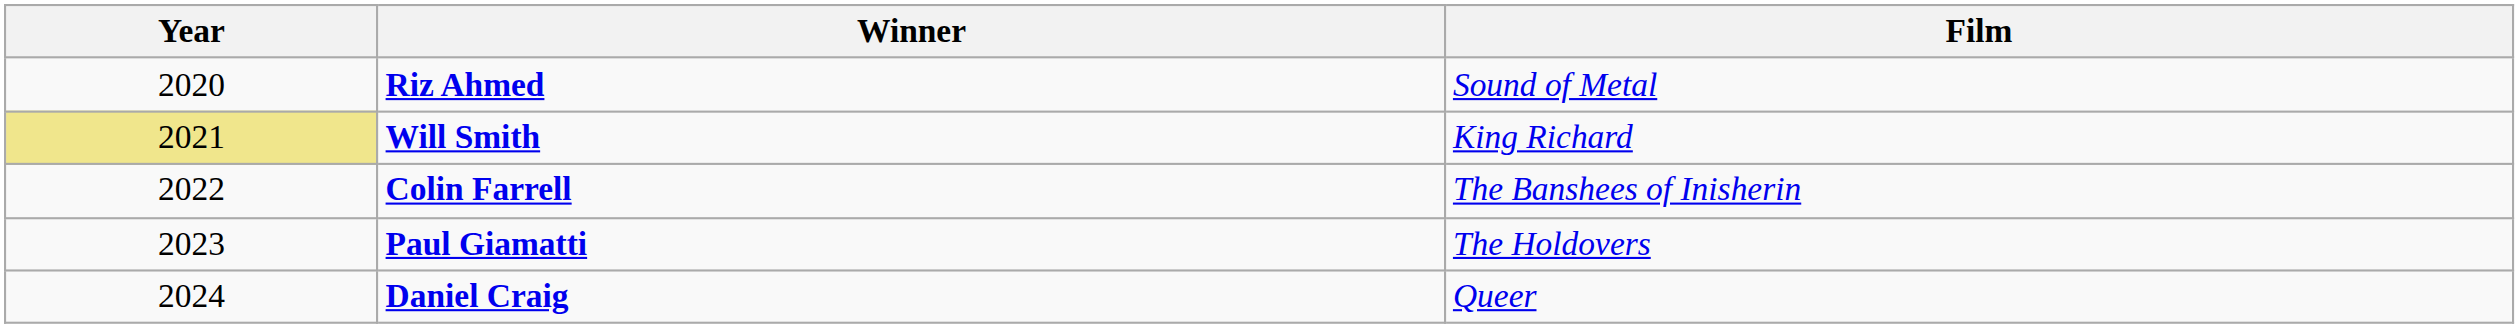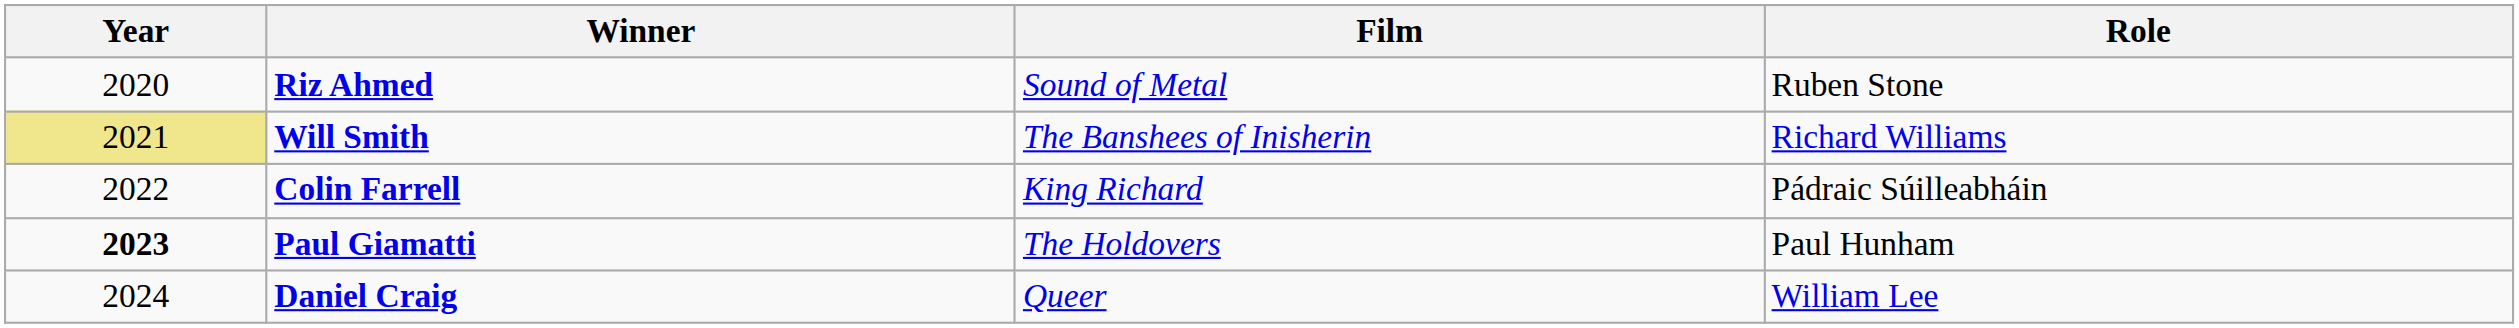+ column: (2138, 31)
(1543, 137) King Richard -> (1197, 137) The Banshees of Inisherin
(1627, 190) The Banshees of Inisherin -> (1113, 190) King Richard
(191, 243) normal -> (136, 243) bold
